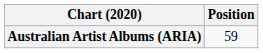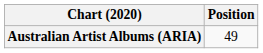(231, 36) 59 -> (231, 36) 49
